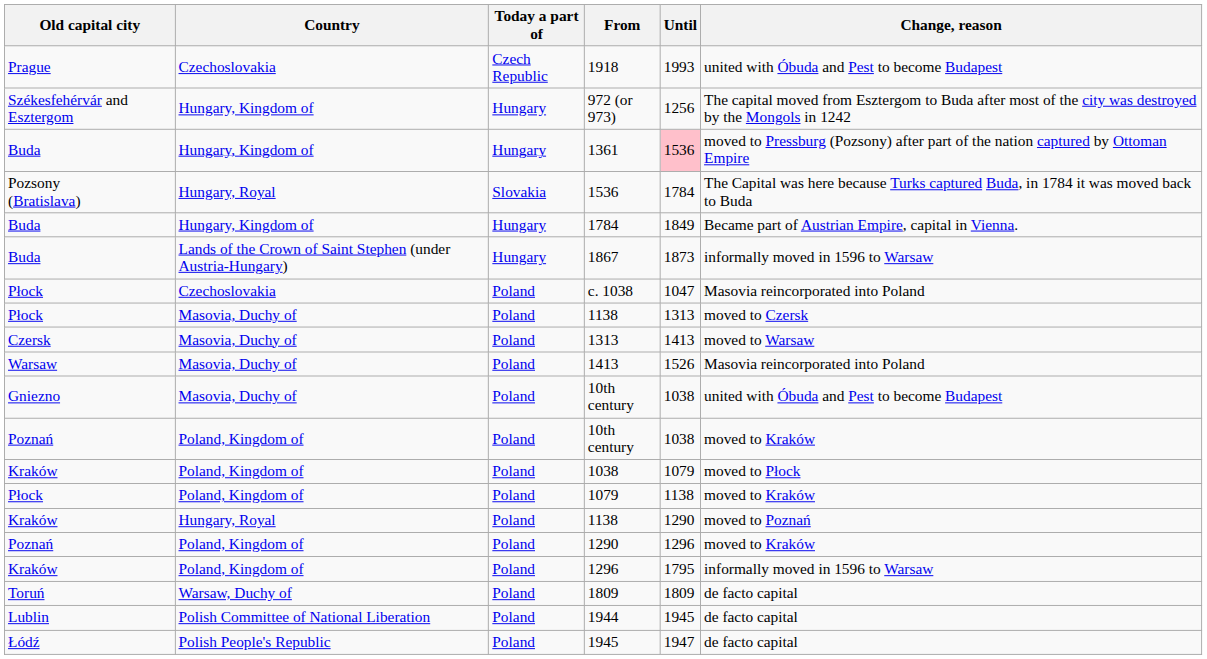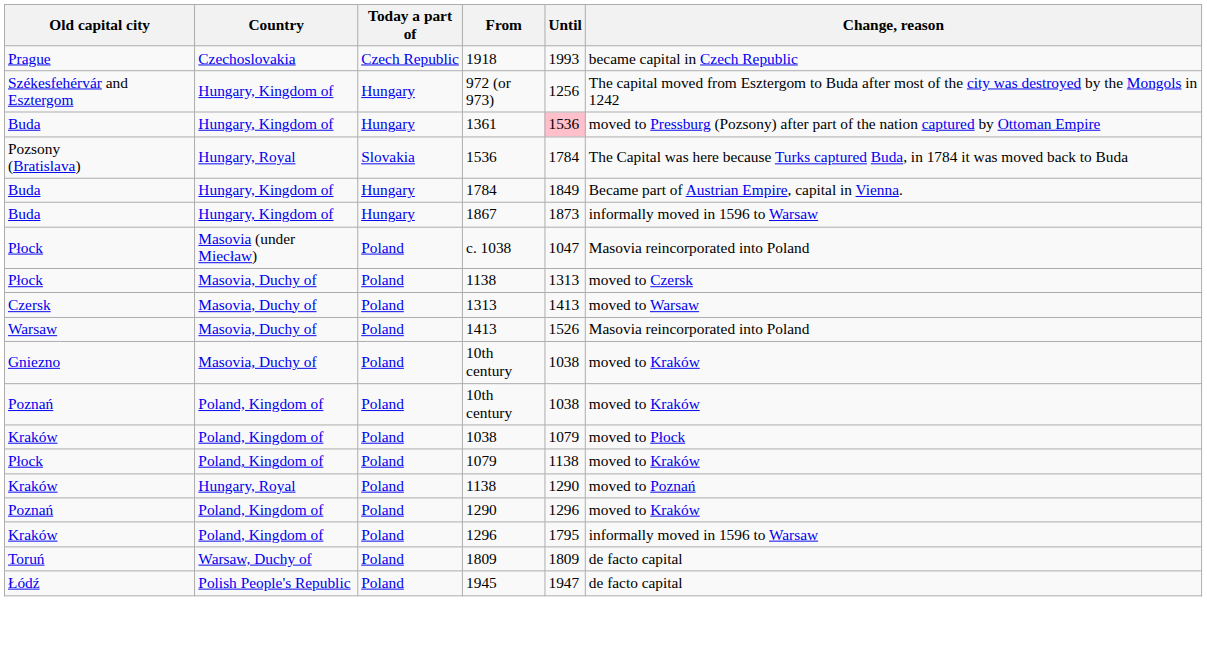(853, 66) united with Óbuda and Pest to become Budapest -> (693, 58) became capital in Czech Republic
(314, 257) Lands of the Crown of Saint Stephen (under Austria-Hungary) -> (266, 214) Hungary, Kingdom of
(227, 290) Czechoslovakia -> (247, 247) Masovia (under Miecław)
(853, 396) united with Óbuda and Pest to become Budapest -> (644, 362) moved to Kraków
- row: (29, 617)
